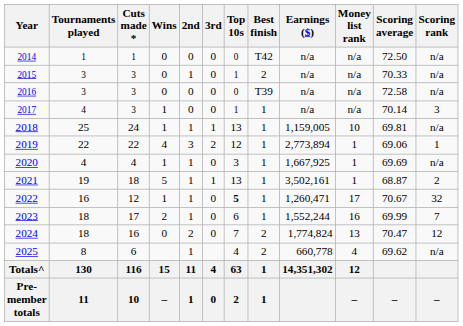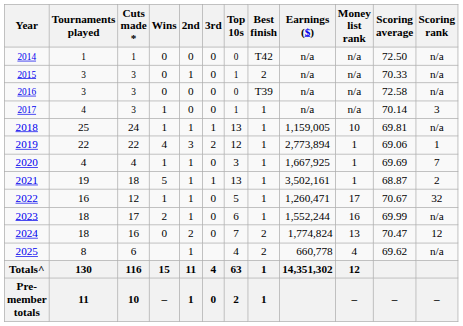(437, 162) n/a -> (437, 162) 7
(236, 198) bold -> (236, 198) normal
(437, 216) 7 -> (437, 216) n/a
